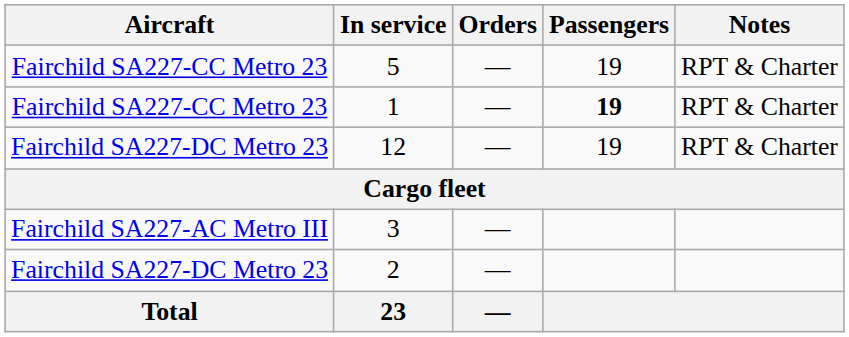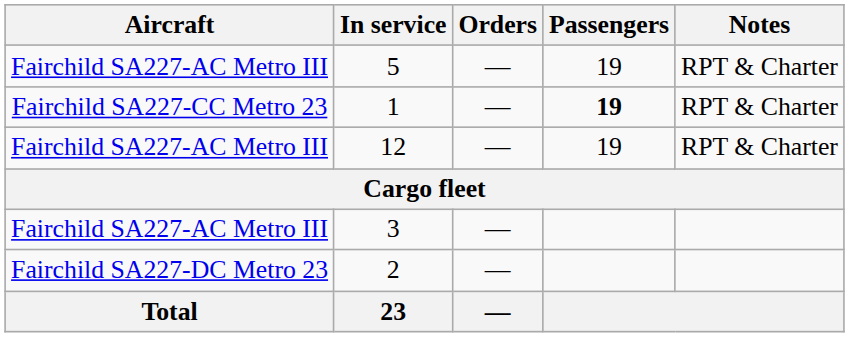(170, 65) Fairchild SA227-CC Metro 23 -> (170, 65) Fairchild SA227-AC Metro III
(170, 147) Fairchild SA227-DC Metro 23 -> (170, 147) Fairchild SA227-AC Metro III
